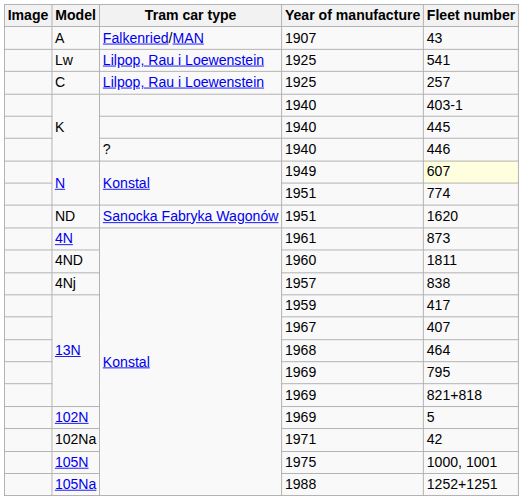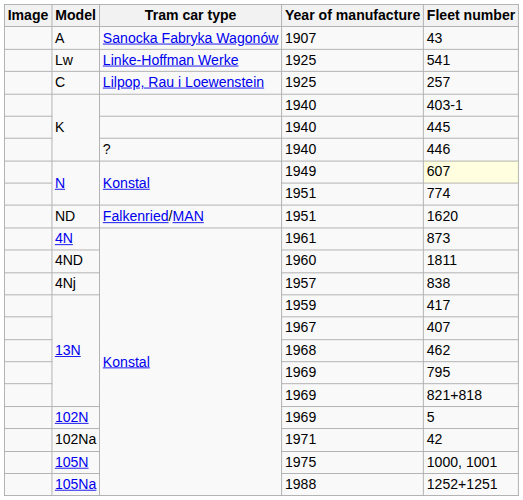(153, 37) Falkenried/MAN -> (191, 37) Sanocka Fabryka Wagonów
(183, 60) Lilpop, Rau i Loewenstein -> (171, 60) Linke-Hoffman Werke
(191, 216) Sanocka Fabryka Wagonów -> (153, 216) Falkenried/MAN
(439, 350) 464 -> (439, 350) 462
